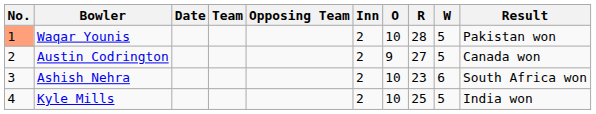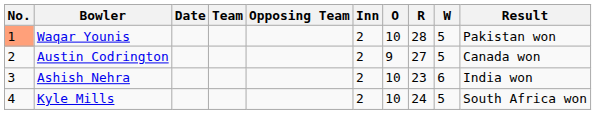(525, 78) South Africa won -> (498, 78) India won
(419, 99) 25 -> (419, 99) 24
(498, 99) India won -> (525, 99) South Africa won
